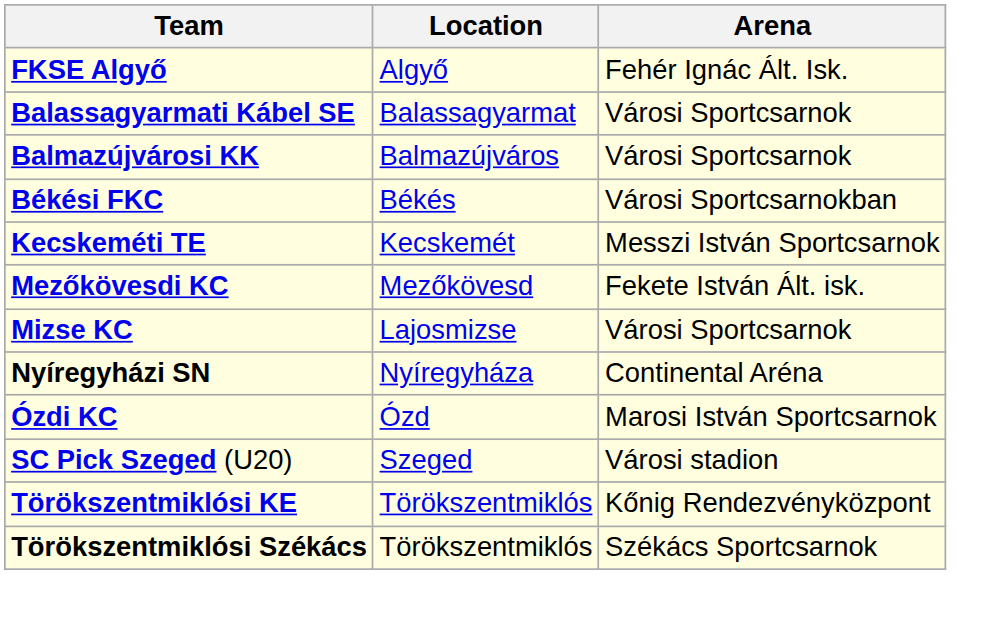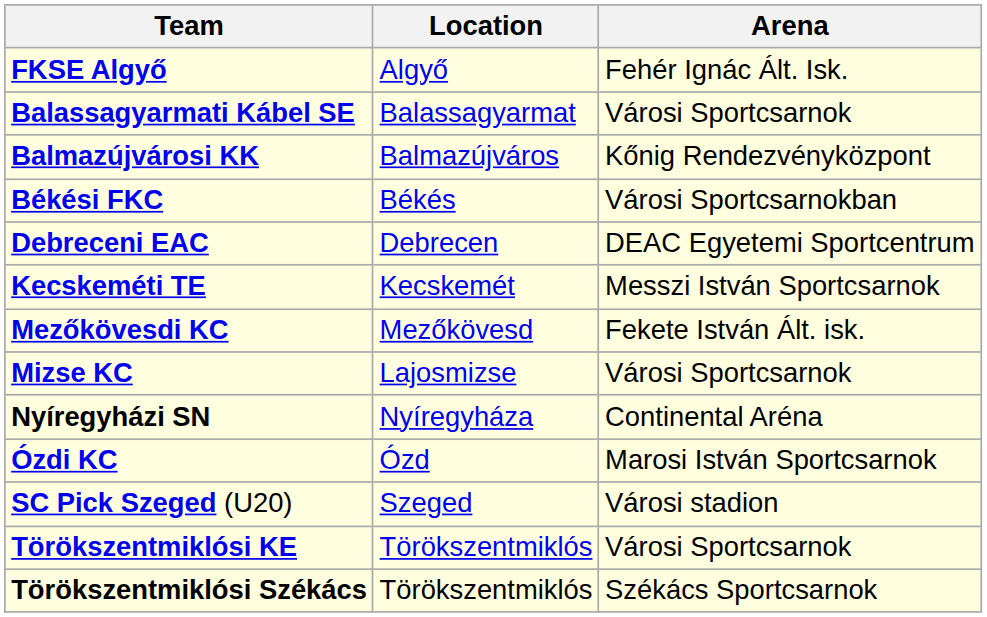(728, 156) Városi Sportcsarnok -> (768, 156) Kőnig Rendezvényközpont
+ row: (110, 243)
(768, 503) Kőnig Rendezvényközpont -> (728, 546) Városi Sportcsarnok
